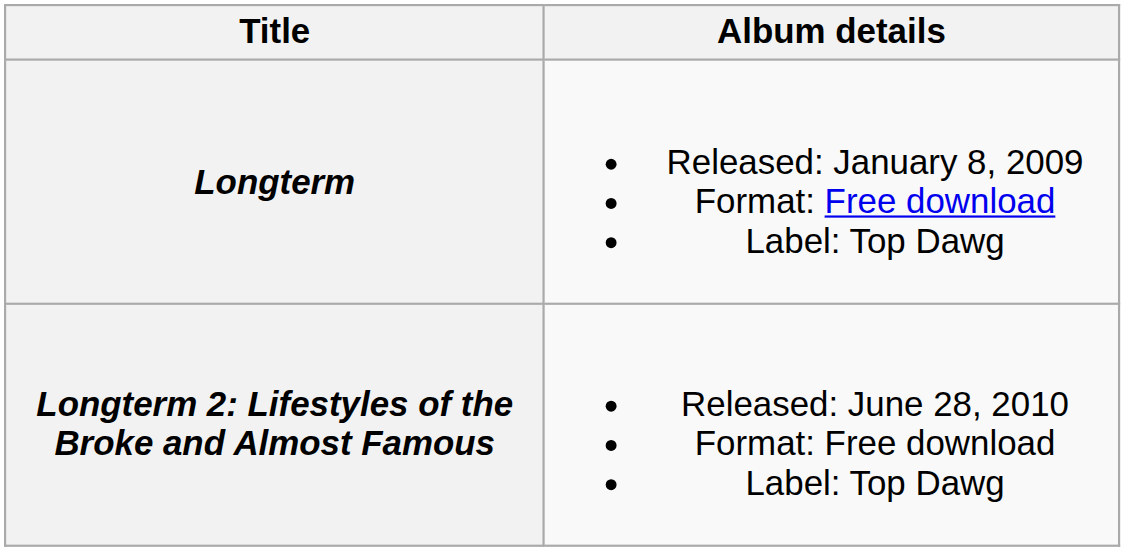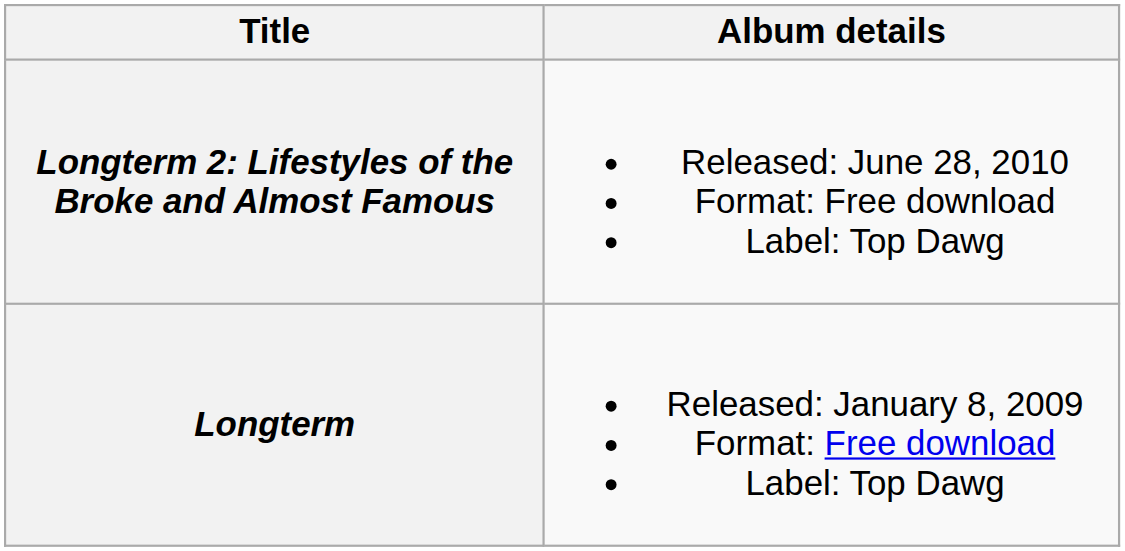rows swapped: (275, 181) <-> (275, 424)
